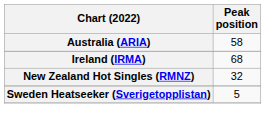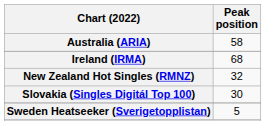+ row: (109, 94)
